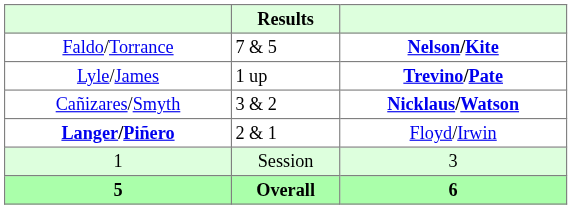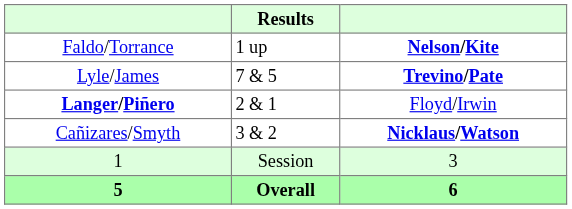(256, 47) 7 & 5 -> (251, 47) 1 up
(251, 75) 1 up -> (256, 75) 7 & 5
rows swapped: (118, 132) <-> (118, 104)
